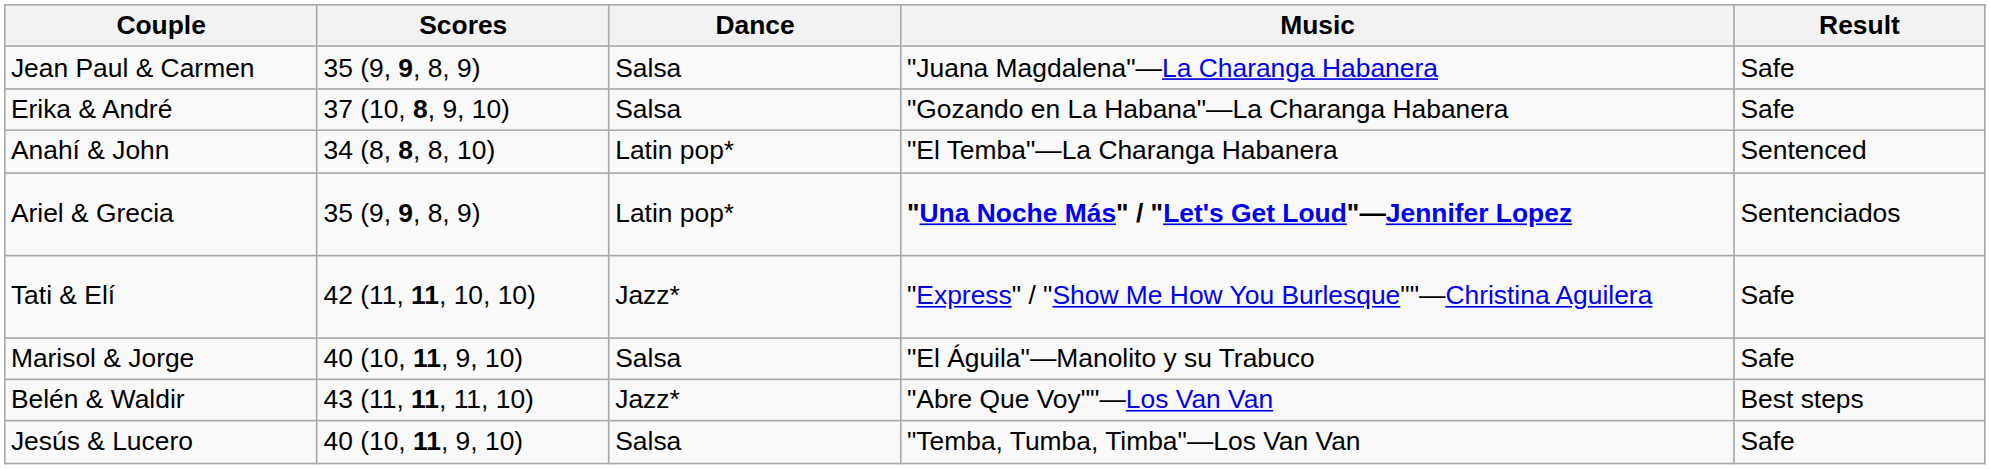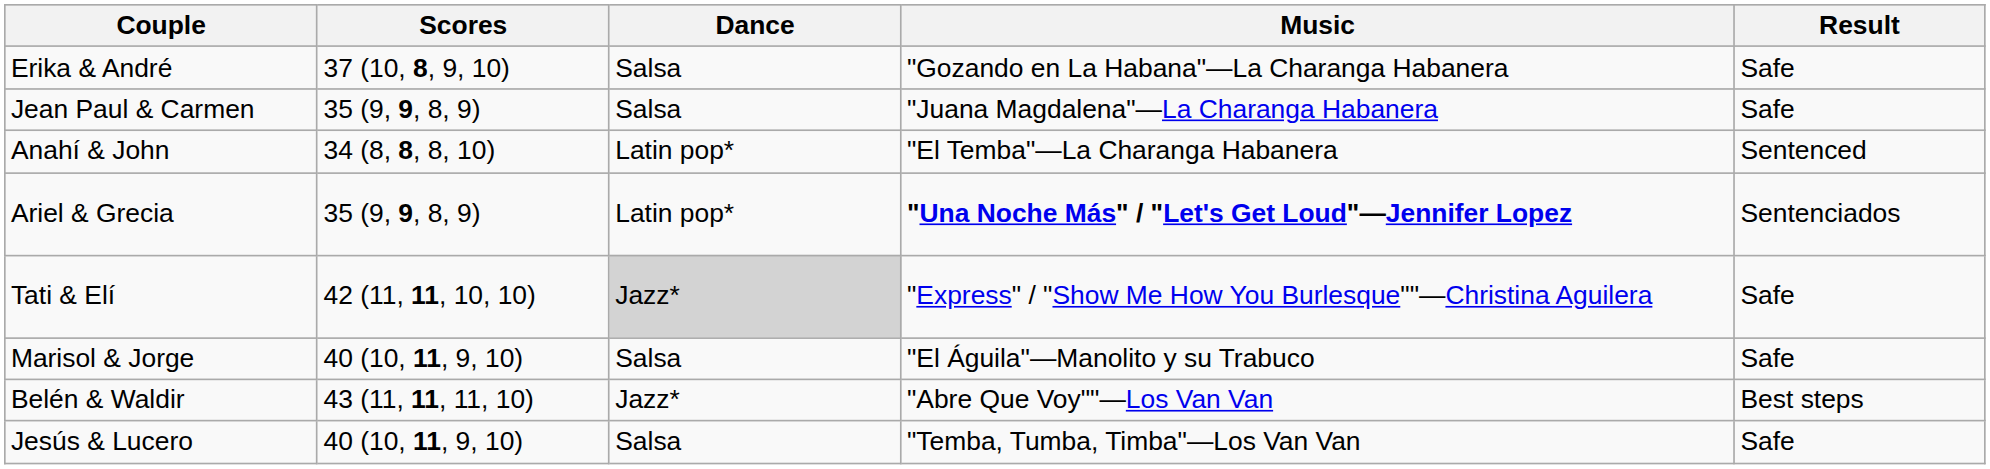rows swapped: (133, 67) <-> (92, 109)
(648, 295) no background -> (648, 295) lightgrey background
